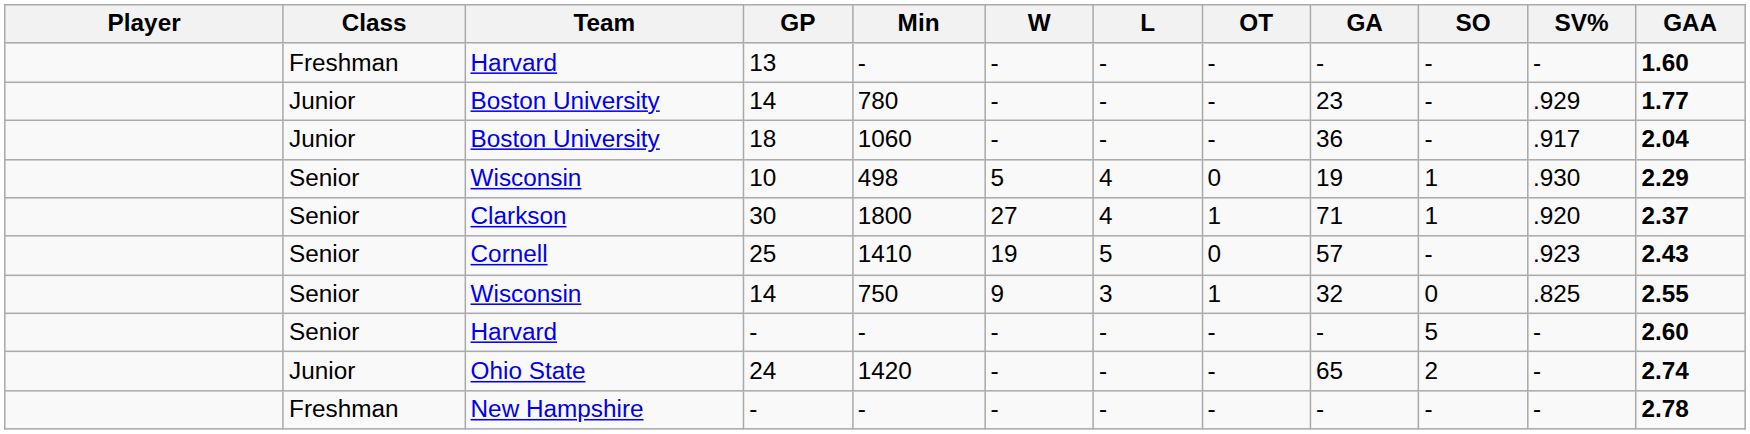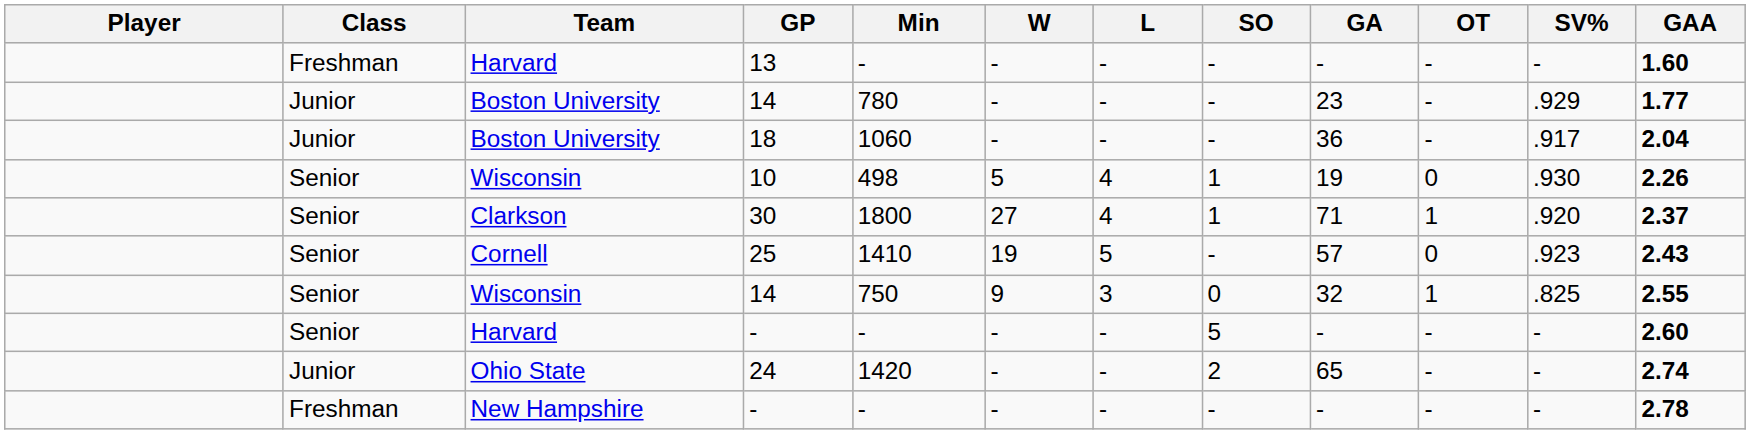columns swapped: (1256, 23) <-> (1473, 23)
(1665, 178) 2.29 -> (1665, 178) 2.26
